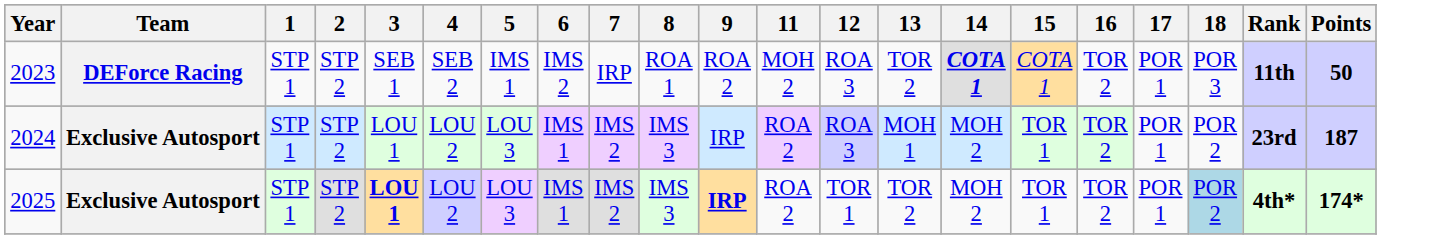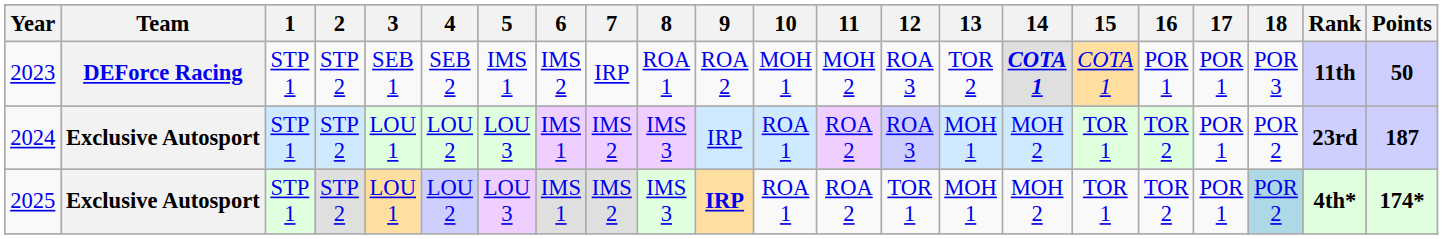+ column: (786, 22)
(1106, 73) TOR 2 -> (1166, 73) POR 1
(394, 200) bold -> (393, 200) normal
(910, 200) TOR 2 -> (971, 200) MOH 1
